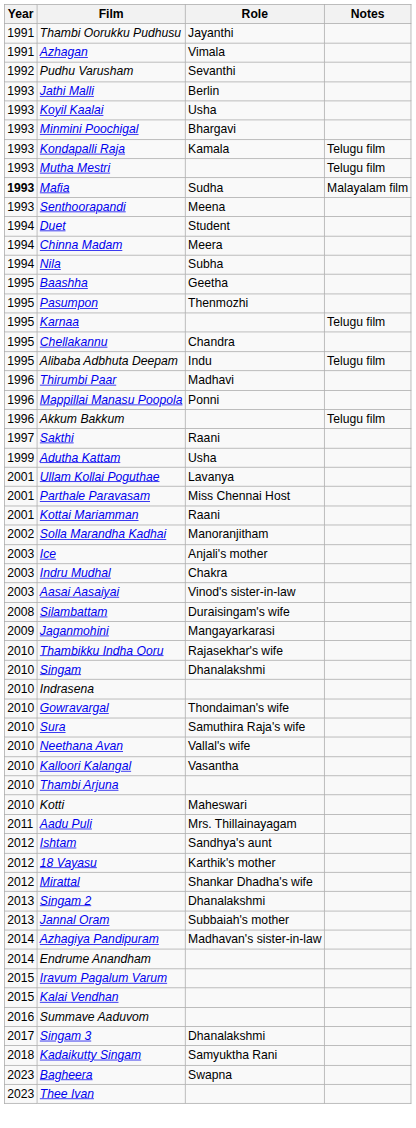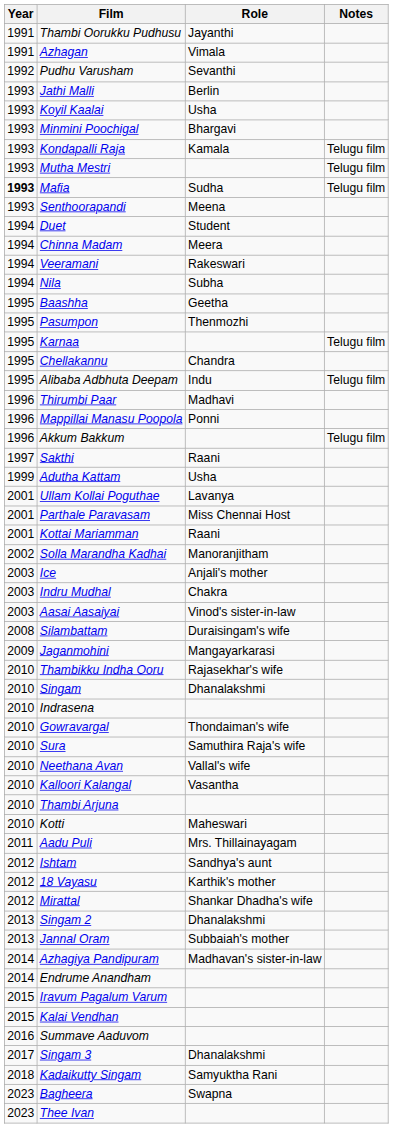(368, 187) Malayalam film -> (356, 187) Telugu film
+ row: (69, 264)
